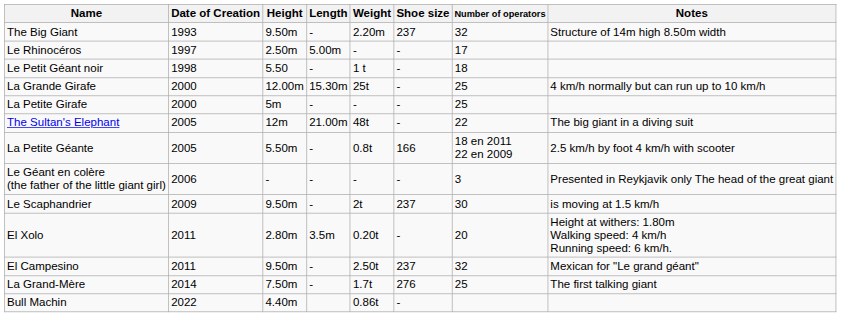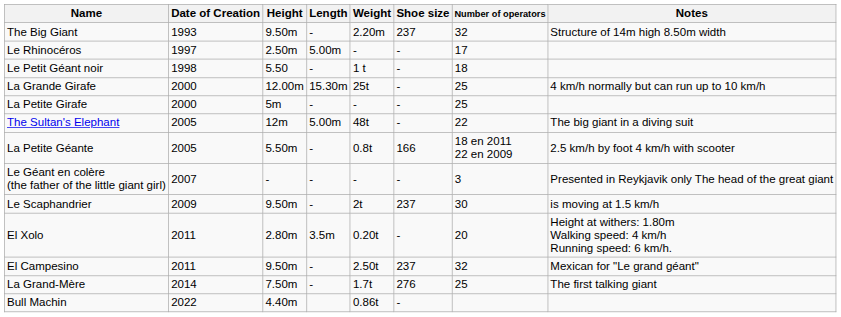(328, 123) 21.00m -> (325, 123) 5.00m
(184, 179) 2006 -> (184, 179) 2007
